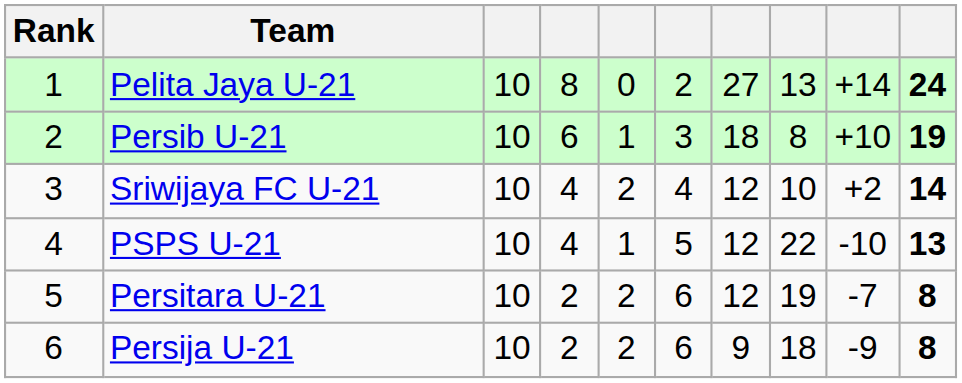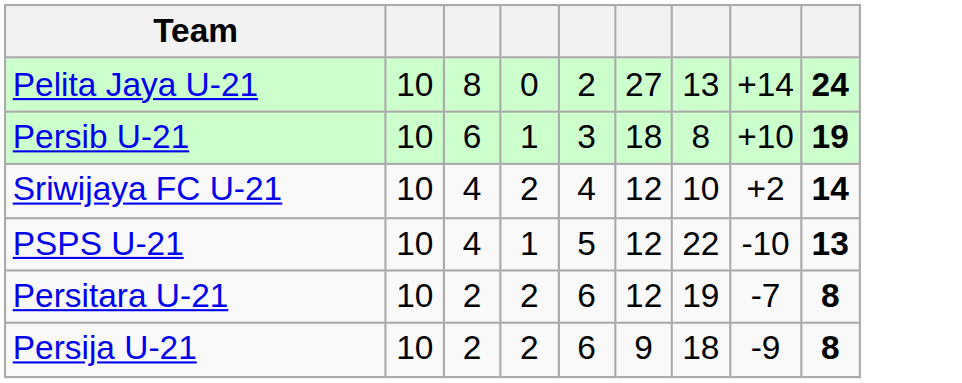- column: (54, 31)
